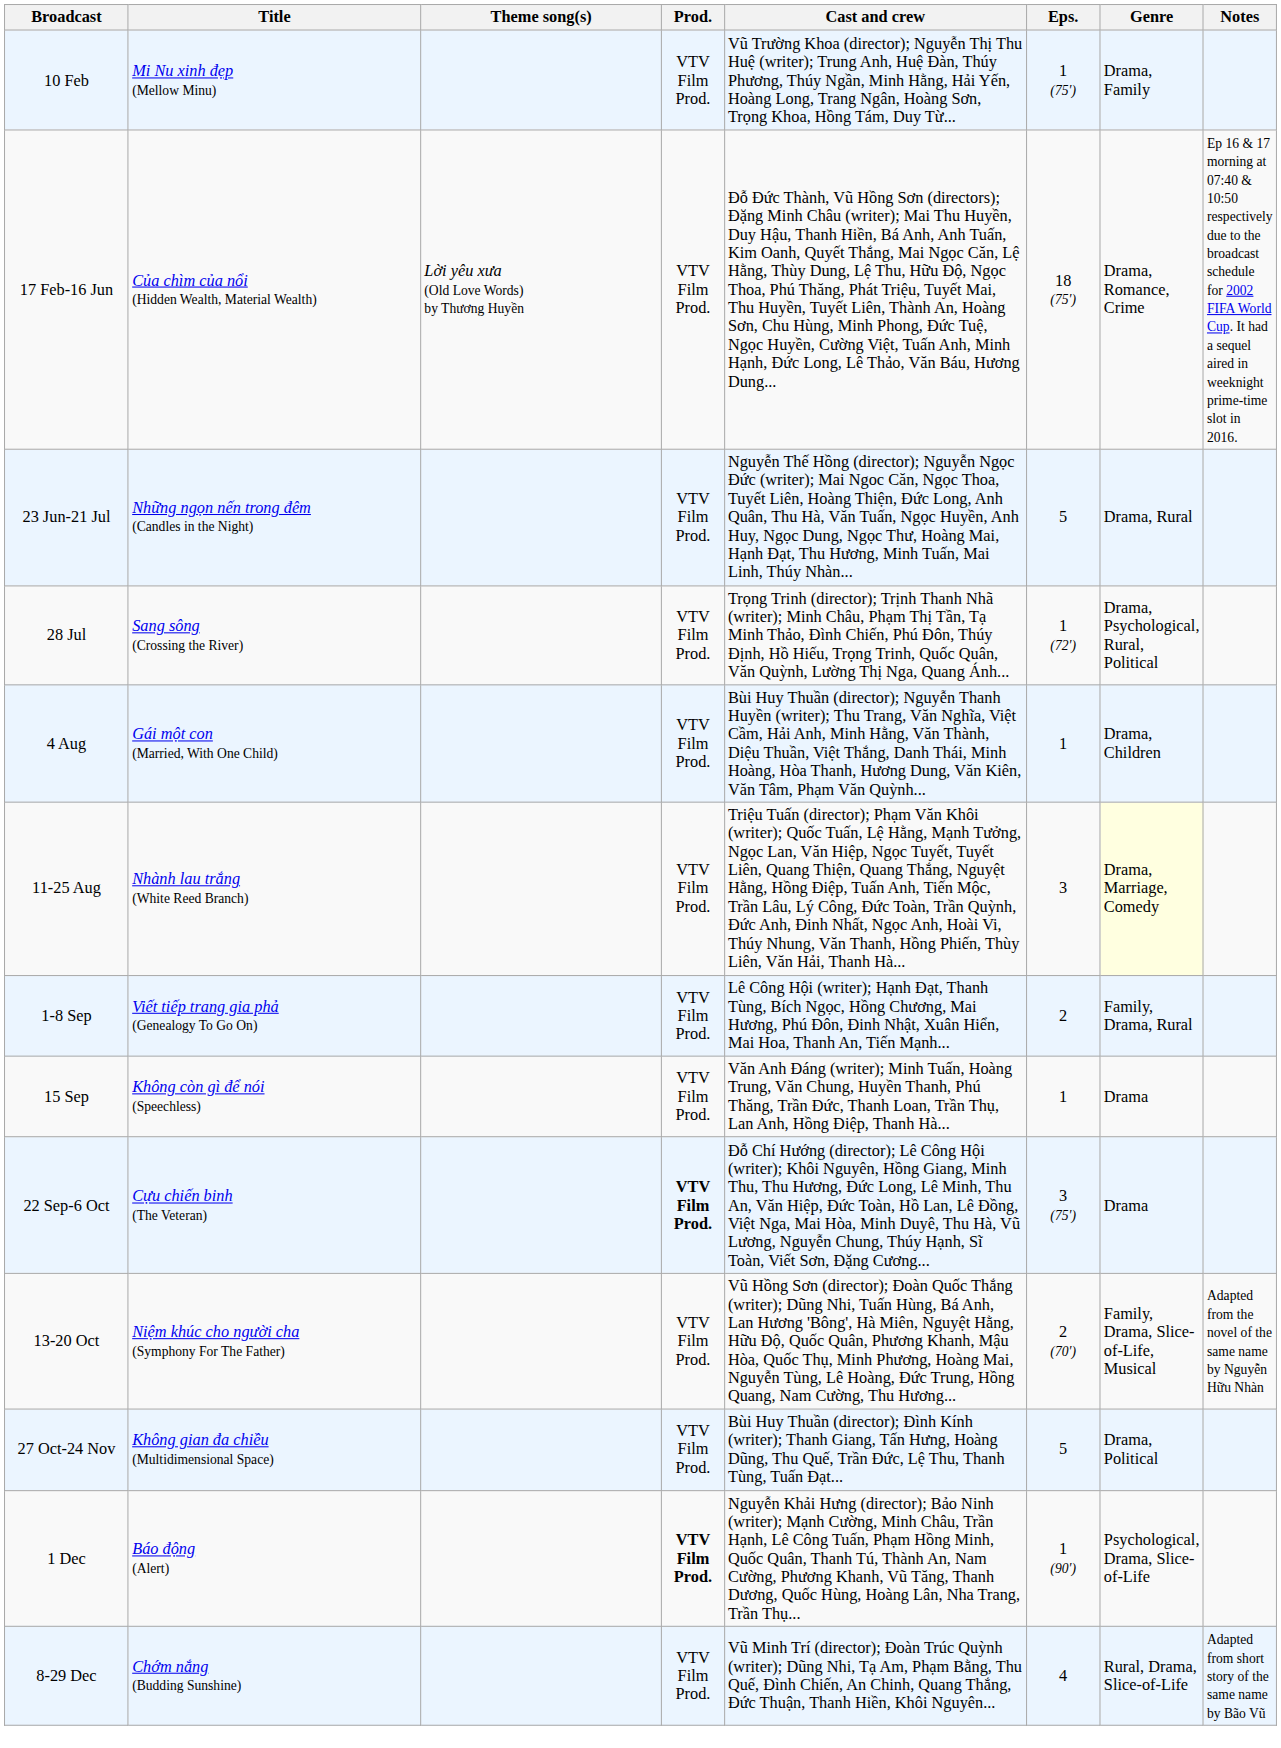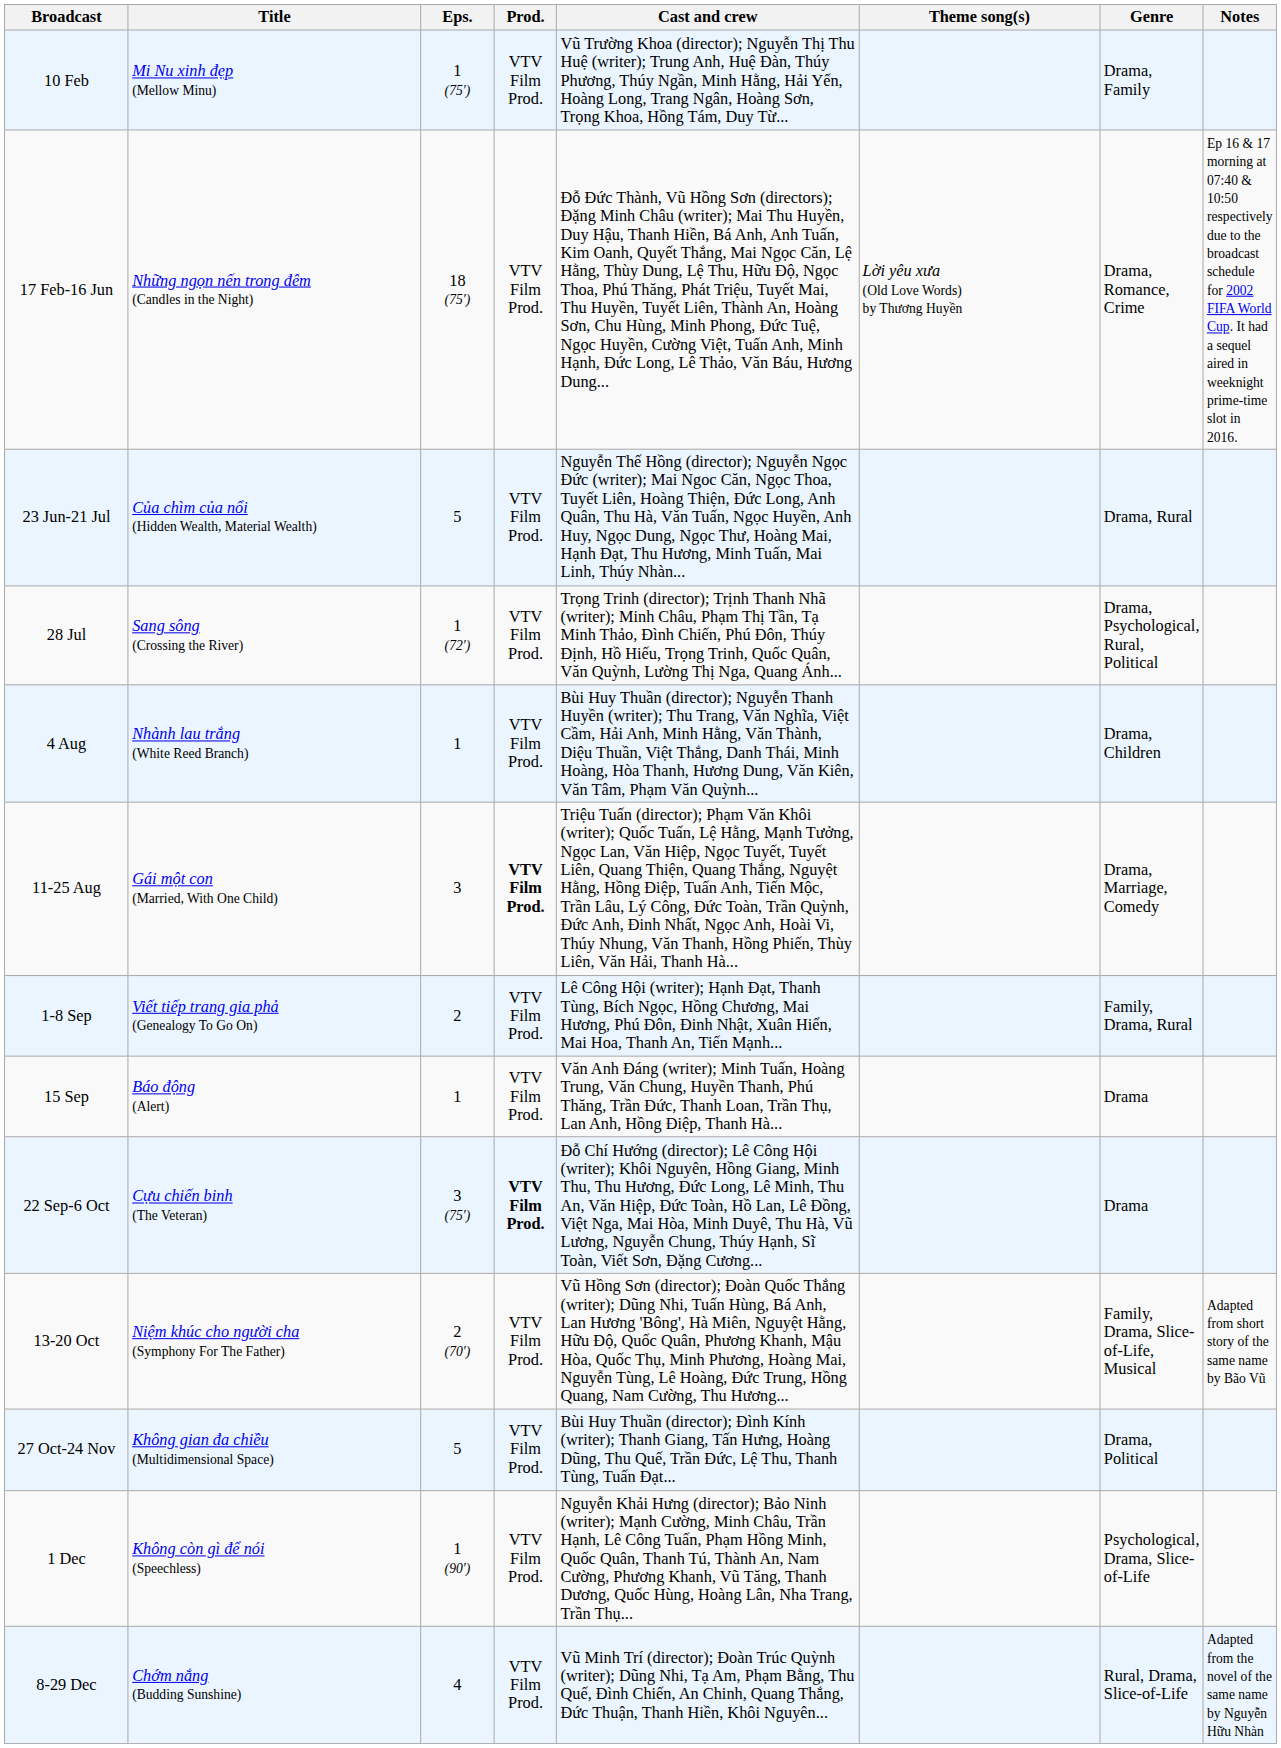columns swapped: (1063, 17) <-> (541, 17)
(224, 289) Của chìm của nổi (Hidden Wealth, Material Wealth) -> (222, 289) Những ngọn nến trong đêm (Candles in the Night)
(222, 517) Những ngọn nến trong đêm (Candles in the Night) -> (224, 517) Của chìm của nổi (Hidden Wealth, Material Wealth)
(205, 743) Gái một con (Married, With One Child) -> (190, 743) Nhành lau trắng (White Reed Branch)
(190, 888) Nhành lau trắng (White Reed Branch) -> (205, 888) Gái một con (Married, With One Child)
(693, 888) normal -> (526, 888) bold
(1136, 888) lightyellow background -> (1136, 888) no background
(198, 1096) Không còn gì để nói (Speechless) -> (164, 1096) Báo động (Alert)
(1239, 1342) Adapted from the novel of the same name by Nguyễn Hữu Nhàn -> (1238, 1342) Adapted from short story of the same name by Bão Vũ
(164, 1558) Báo động (Alert) -> (198, 1558) Không còn gì để nói (Speechless)
(693, 1558) bold -> (526, 1558) normal
(1238, 1676) Adapted from short story of the same name by Bão Vũ -> (1239, 1686) Adapted from the novel of the same name by Nguyễn Hữu Nhàn
